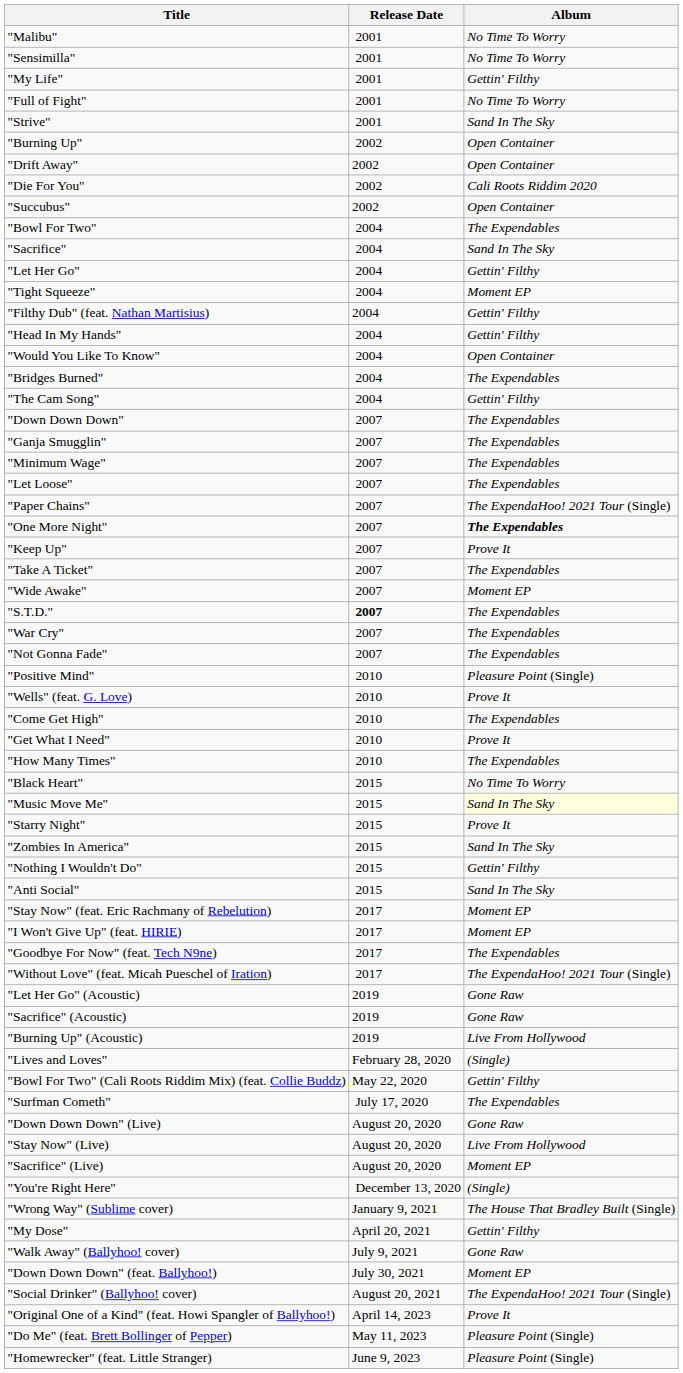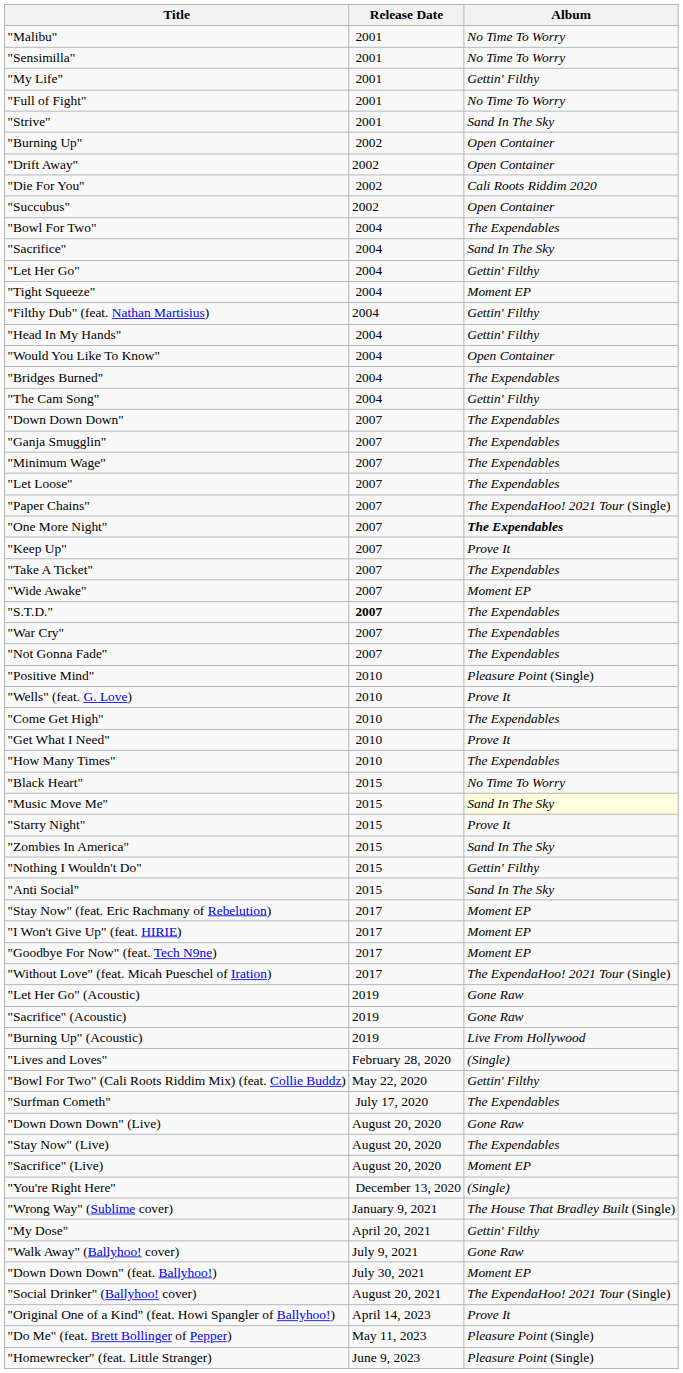(513, 953) The Expendables -> (499, 953) Moment EP
(526, 1144) Live From Hollywood -> (513, 1144) The Expendables
